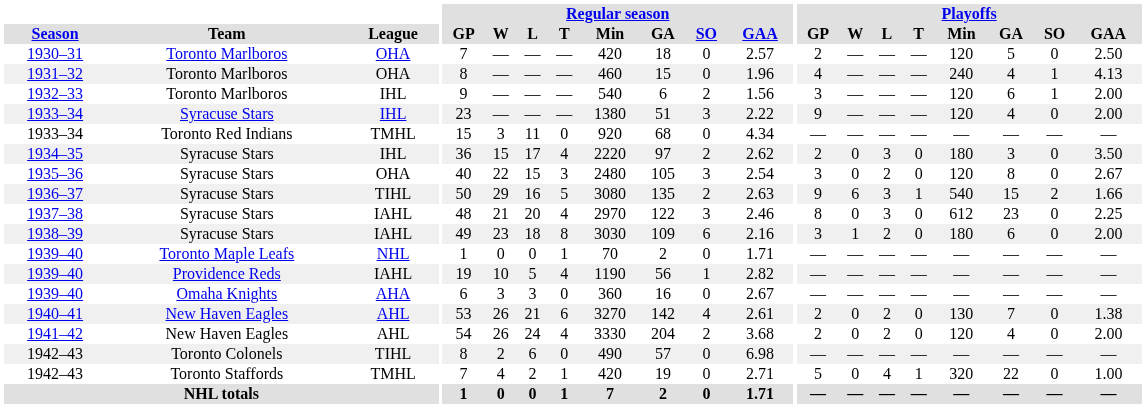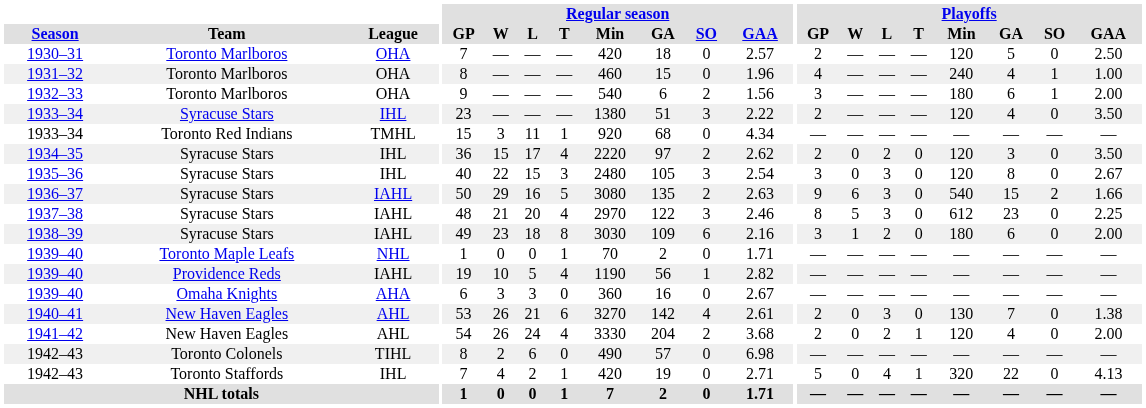(1108, 74) 4.13 -> (1108, 74) 1.00
(393, 94) IHL -> (393, 94) OHA
(961, 94) 120 -> (961, 94) 180
(818, 114) 9 -> (818, 114) 2
(1108, 114) 2.00 -> (1108, 114) 3.50
(564, 134) 0 -> (564, 134) 1
(887, 154) 3 -> (887, 154) 2
(961, 154) 180 -> (961, 154) 120
(393, 174) OHA -> (393, 174) IHL
(887, 174) 2 -> (887, 174) 3
(393, 194) TIHL -> (393, 194) IAHL
(919, 194) 1 -> (919, 194) 0
(855, 214) 0 -> (855, 214) 5
(887, 314) 2 -> (887, 314) 3
(919, 334) 0 -> (919, 334) 1
(393, 374) TMHL -> (393, 374) IHL
(1108, 374) 1.00 -> (1108, 374) 4.13
